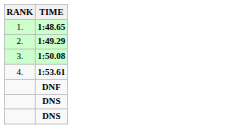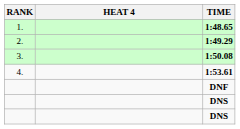+ column: (119, 12)
